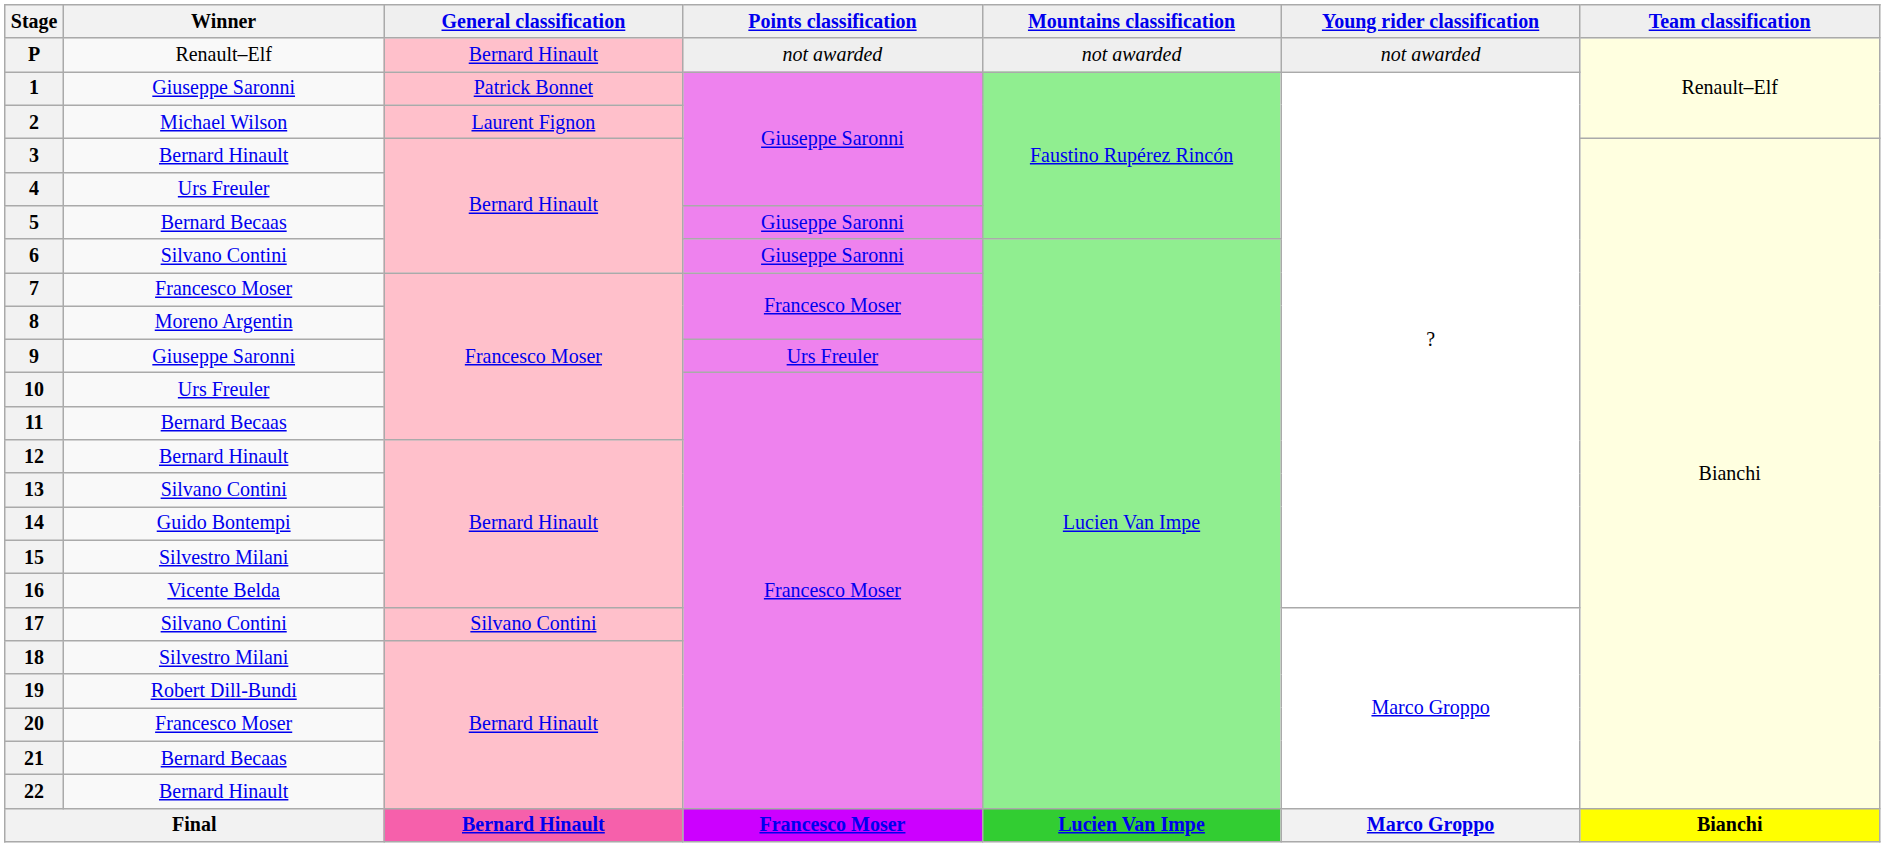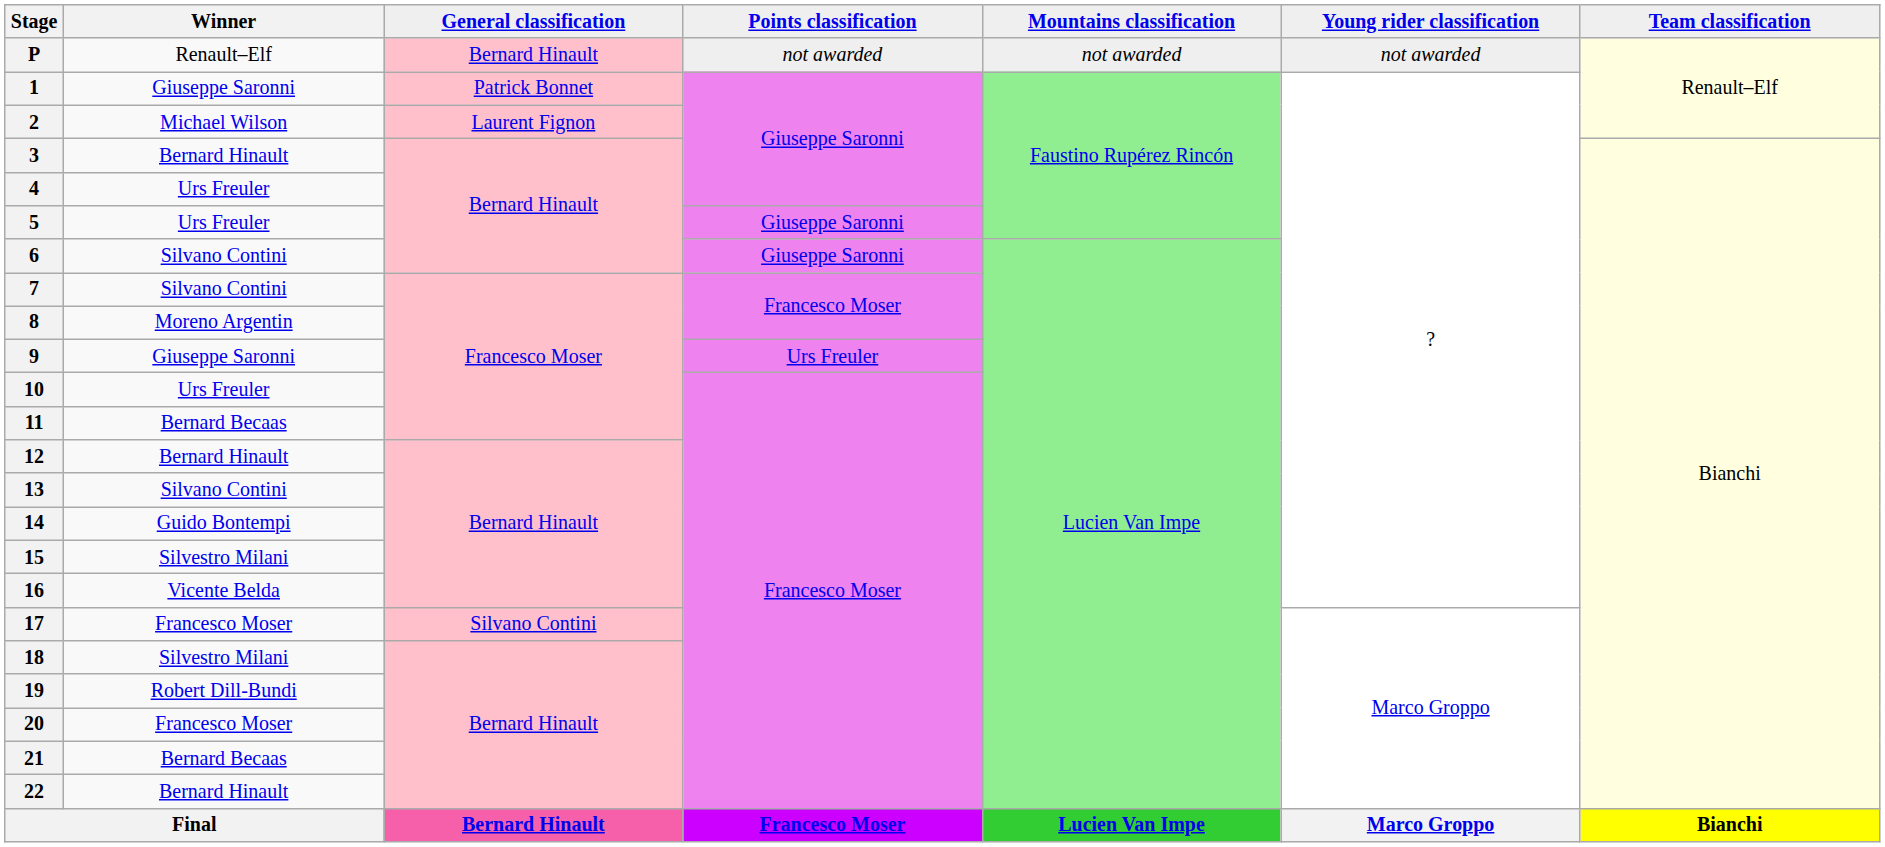(224, 222) Bernard Becaas -> (224, 222) Urs Freuler
(224, 289) Francesco Moser -> (224, 289) Silvano Contini
(224, 624) Silvano Contini -> (224, 624) Francesco Moser
